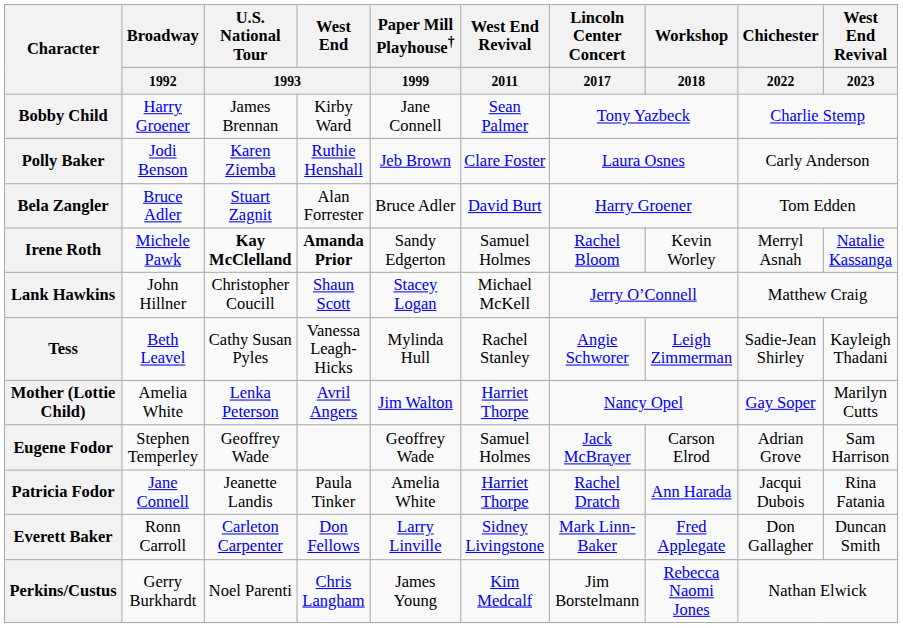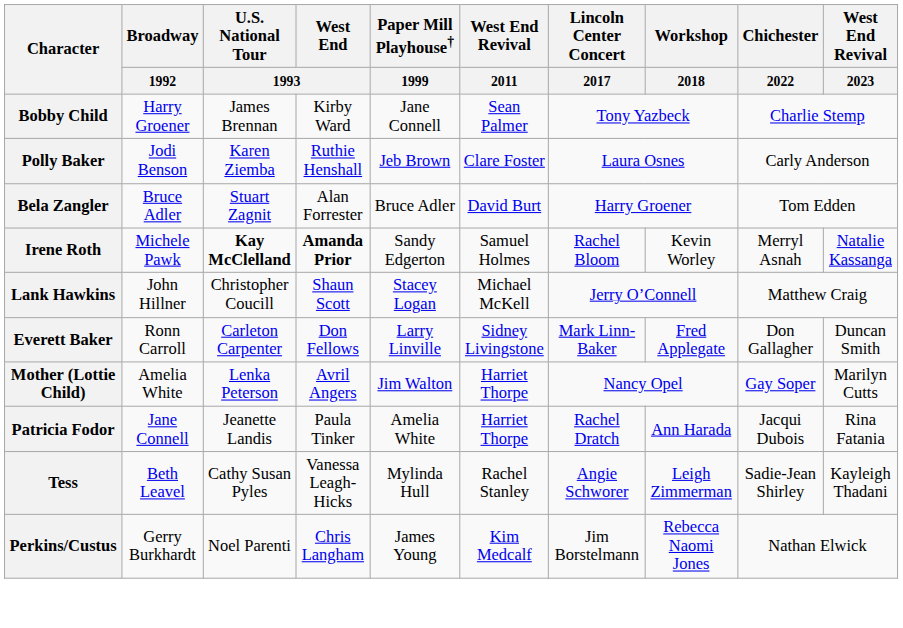rows swapped: (63, 536) <-> (63, 348)
- row: (63, 447)
